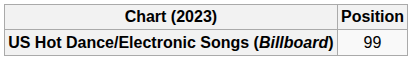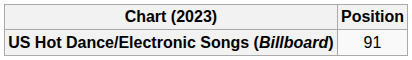(373, 42) 99 -> (373, 42) 91
